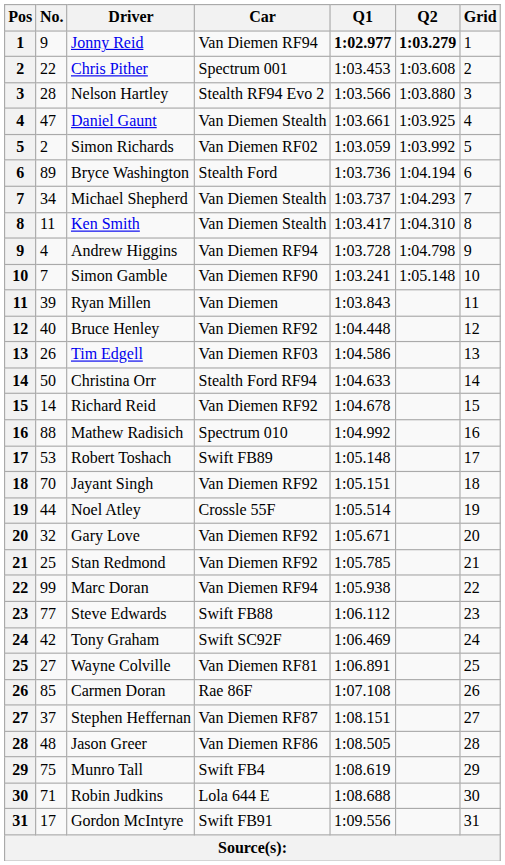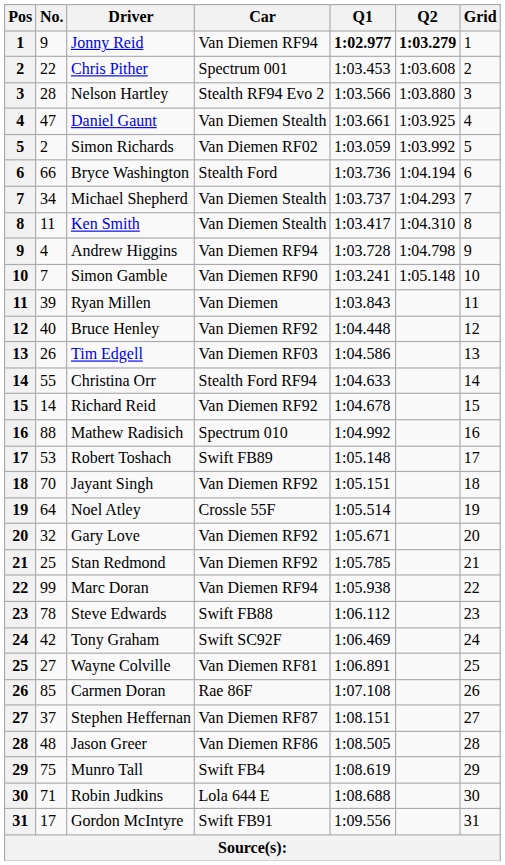(48, 173) 89 -> (48, 173) 66
(48, 380) 50 -> (48, 380) 55
(48, 510) 44 -> (48, 510) 64
(48, 614) 77 -> (48, 614) 78
